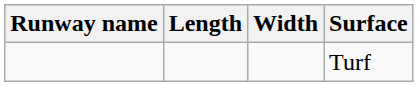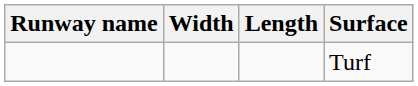columns swapped: (205, 23) <-> (286, 23)
